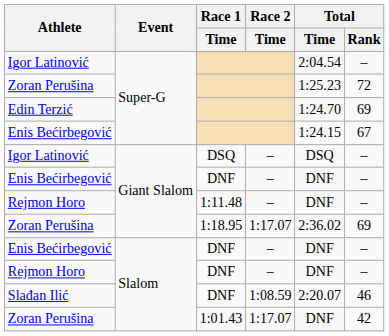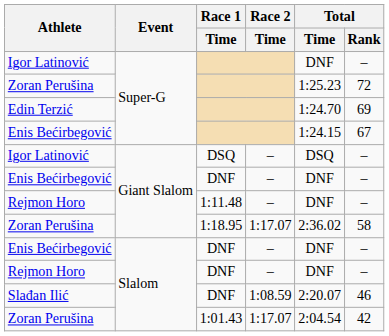(320, 63) 2:04.54 -> (320, 63) DNF
(364, 226) 69 -> (364, 226) 58
(320, 319) DNF -> (320, 319) 2:04.54
